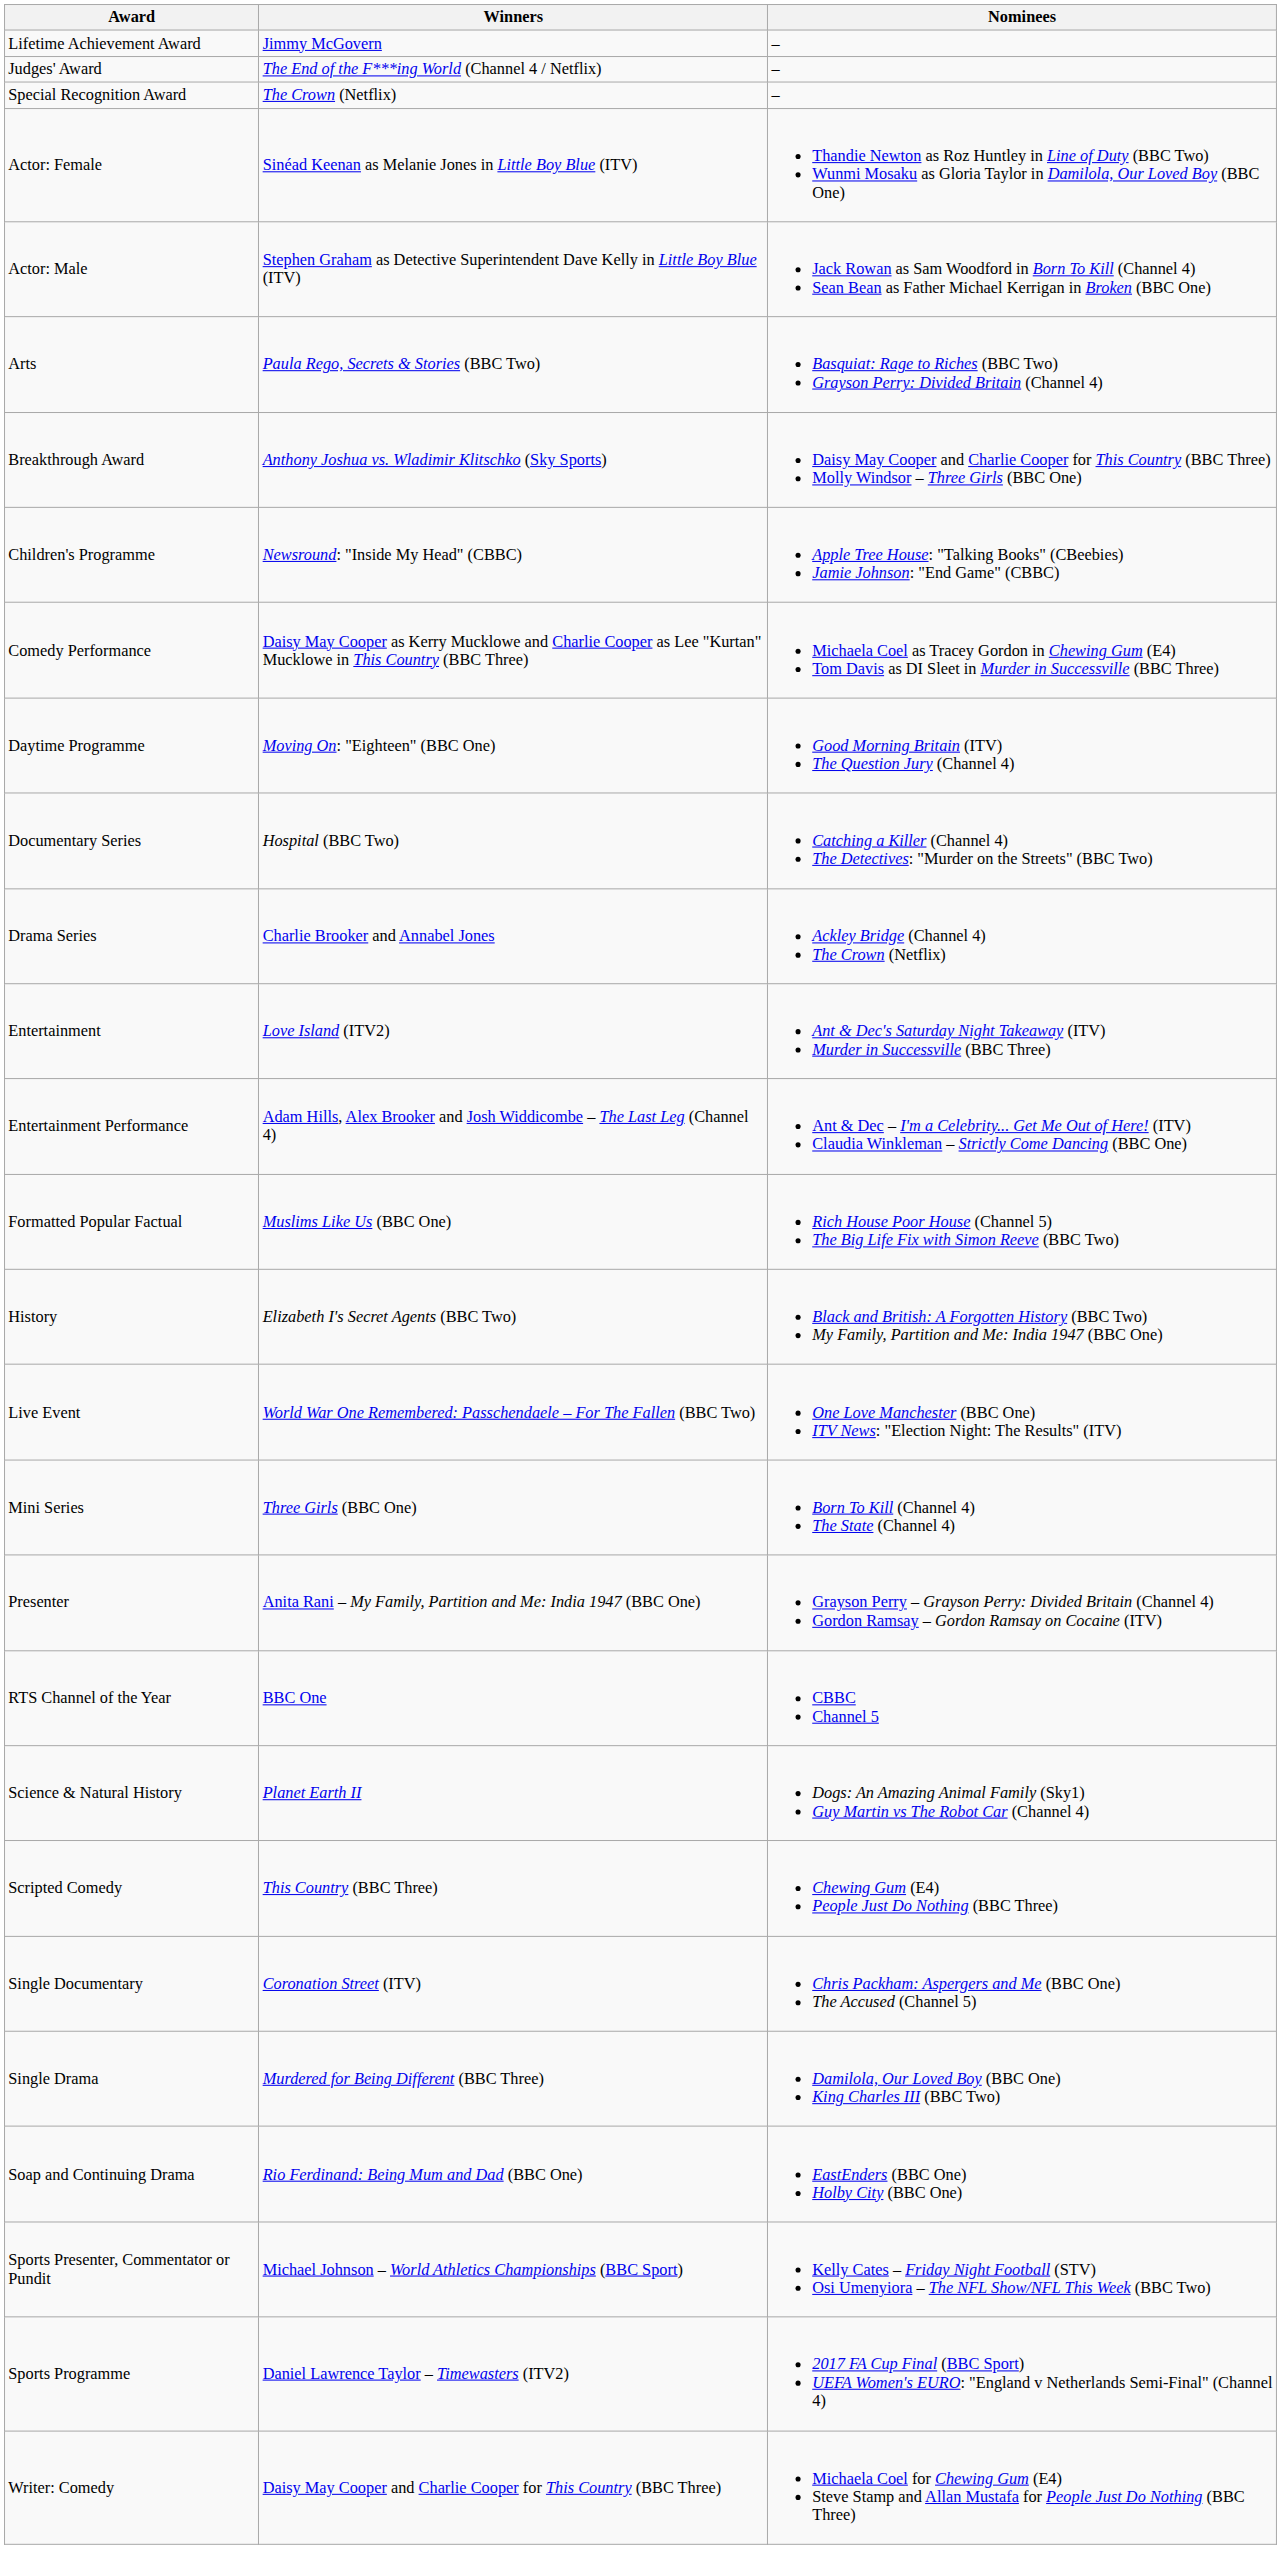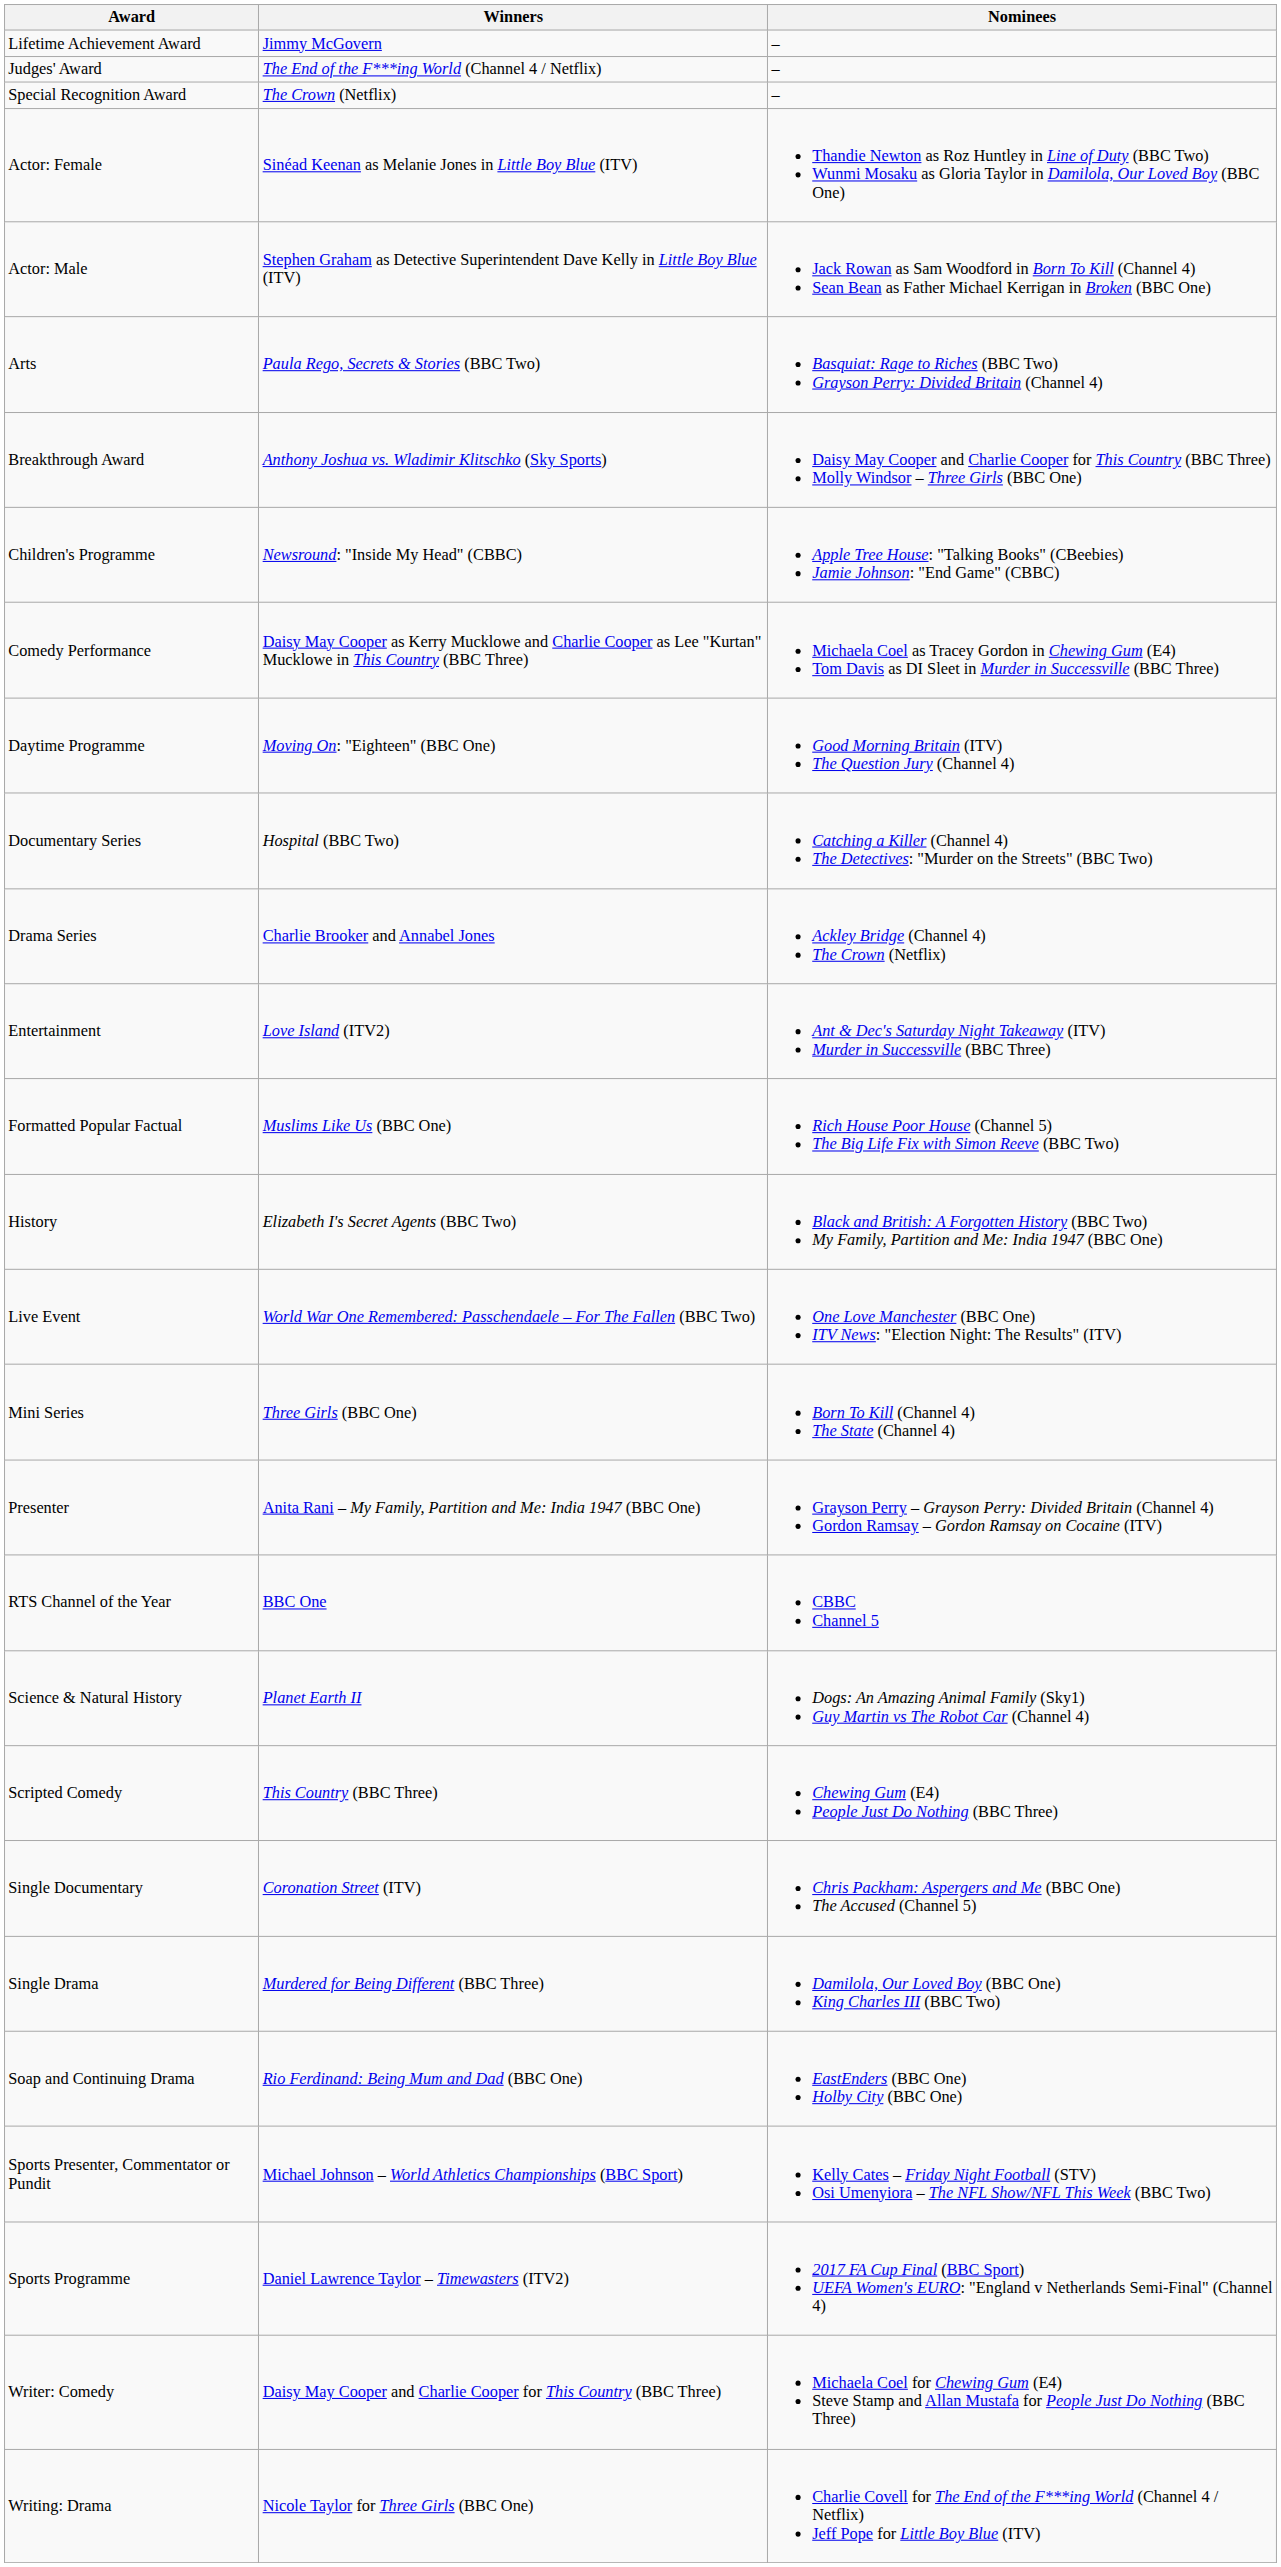- row: (98, 1126)
+ row: (60, 2505)
